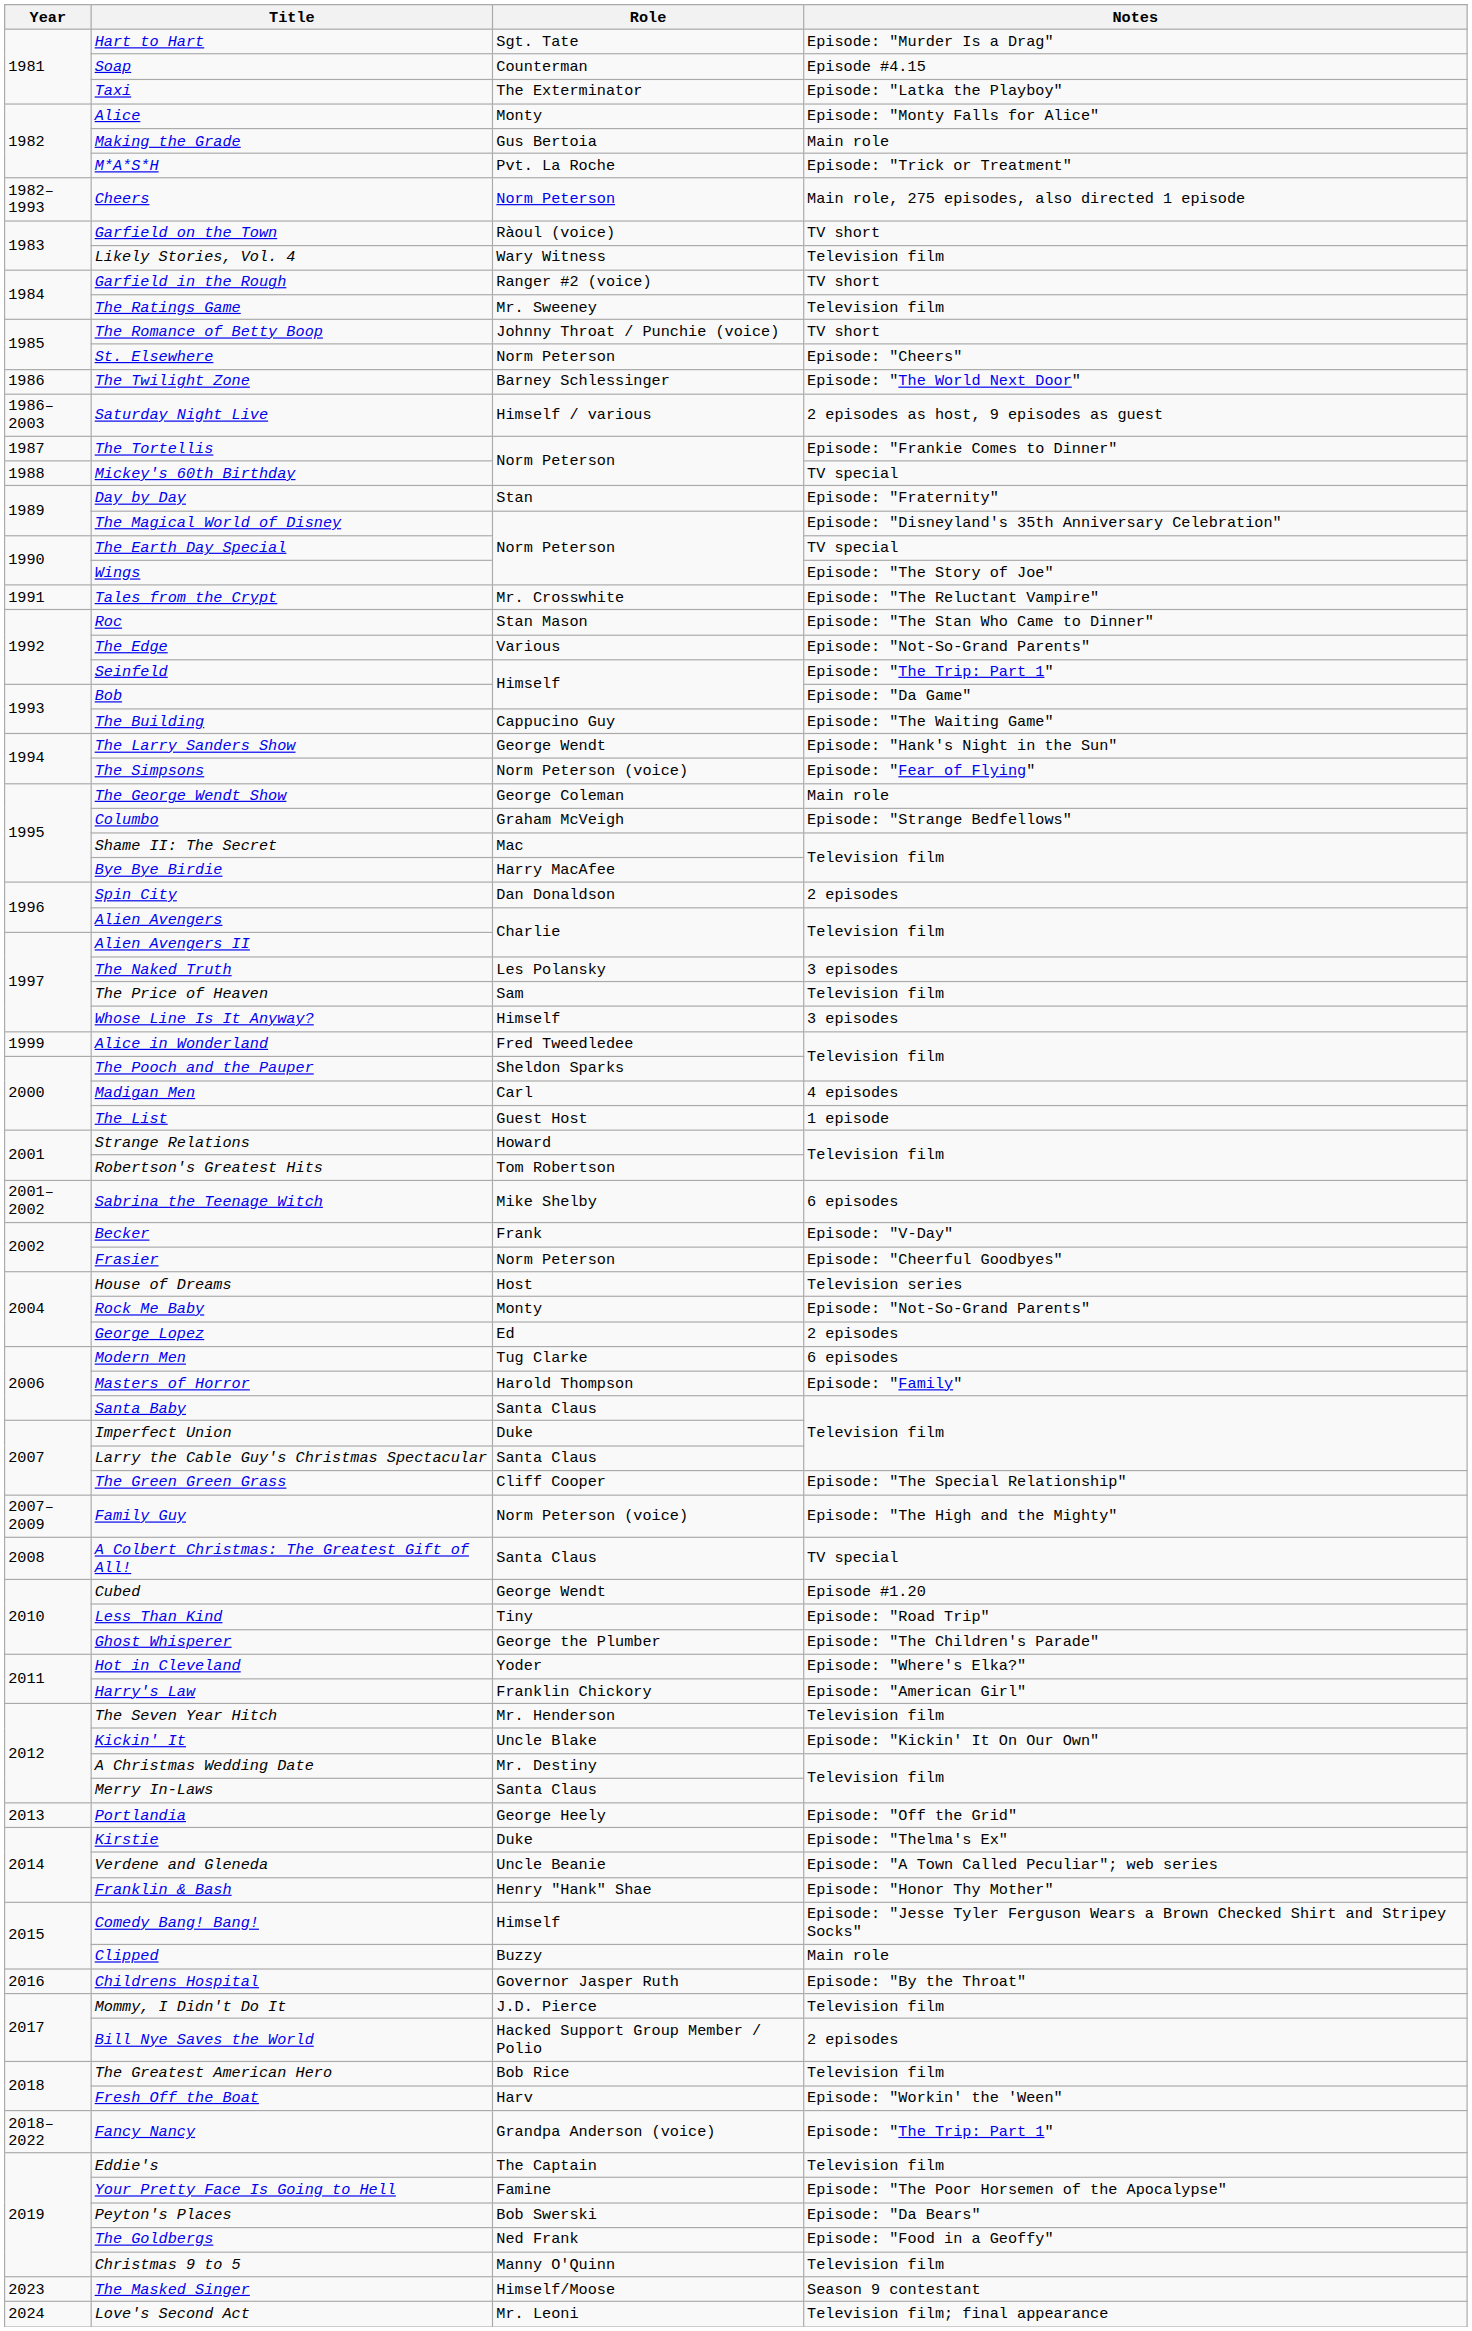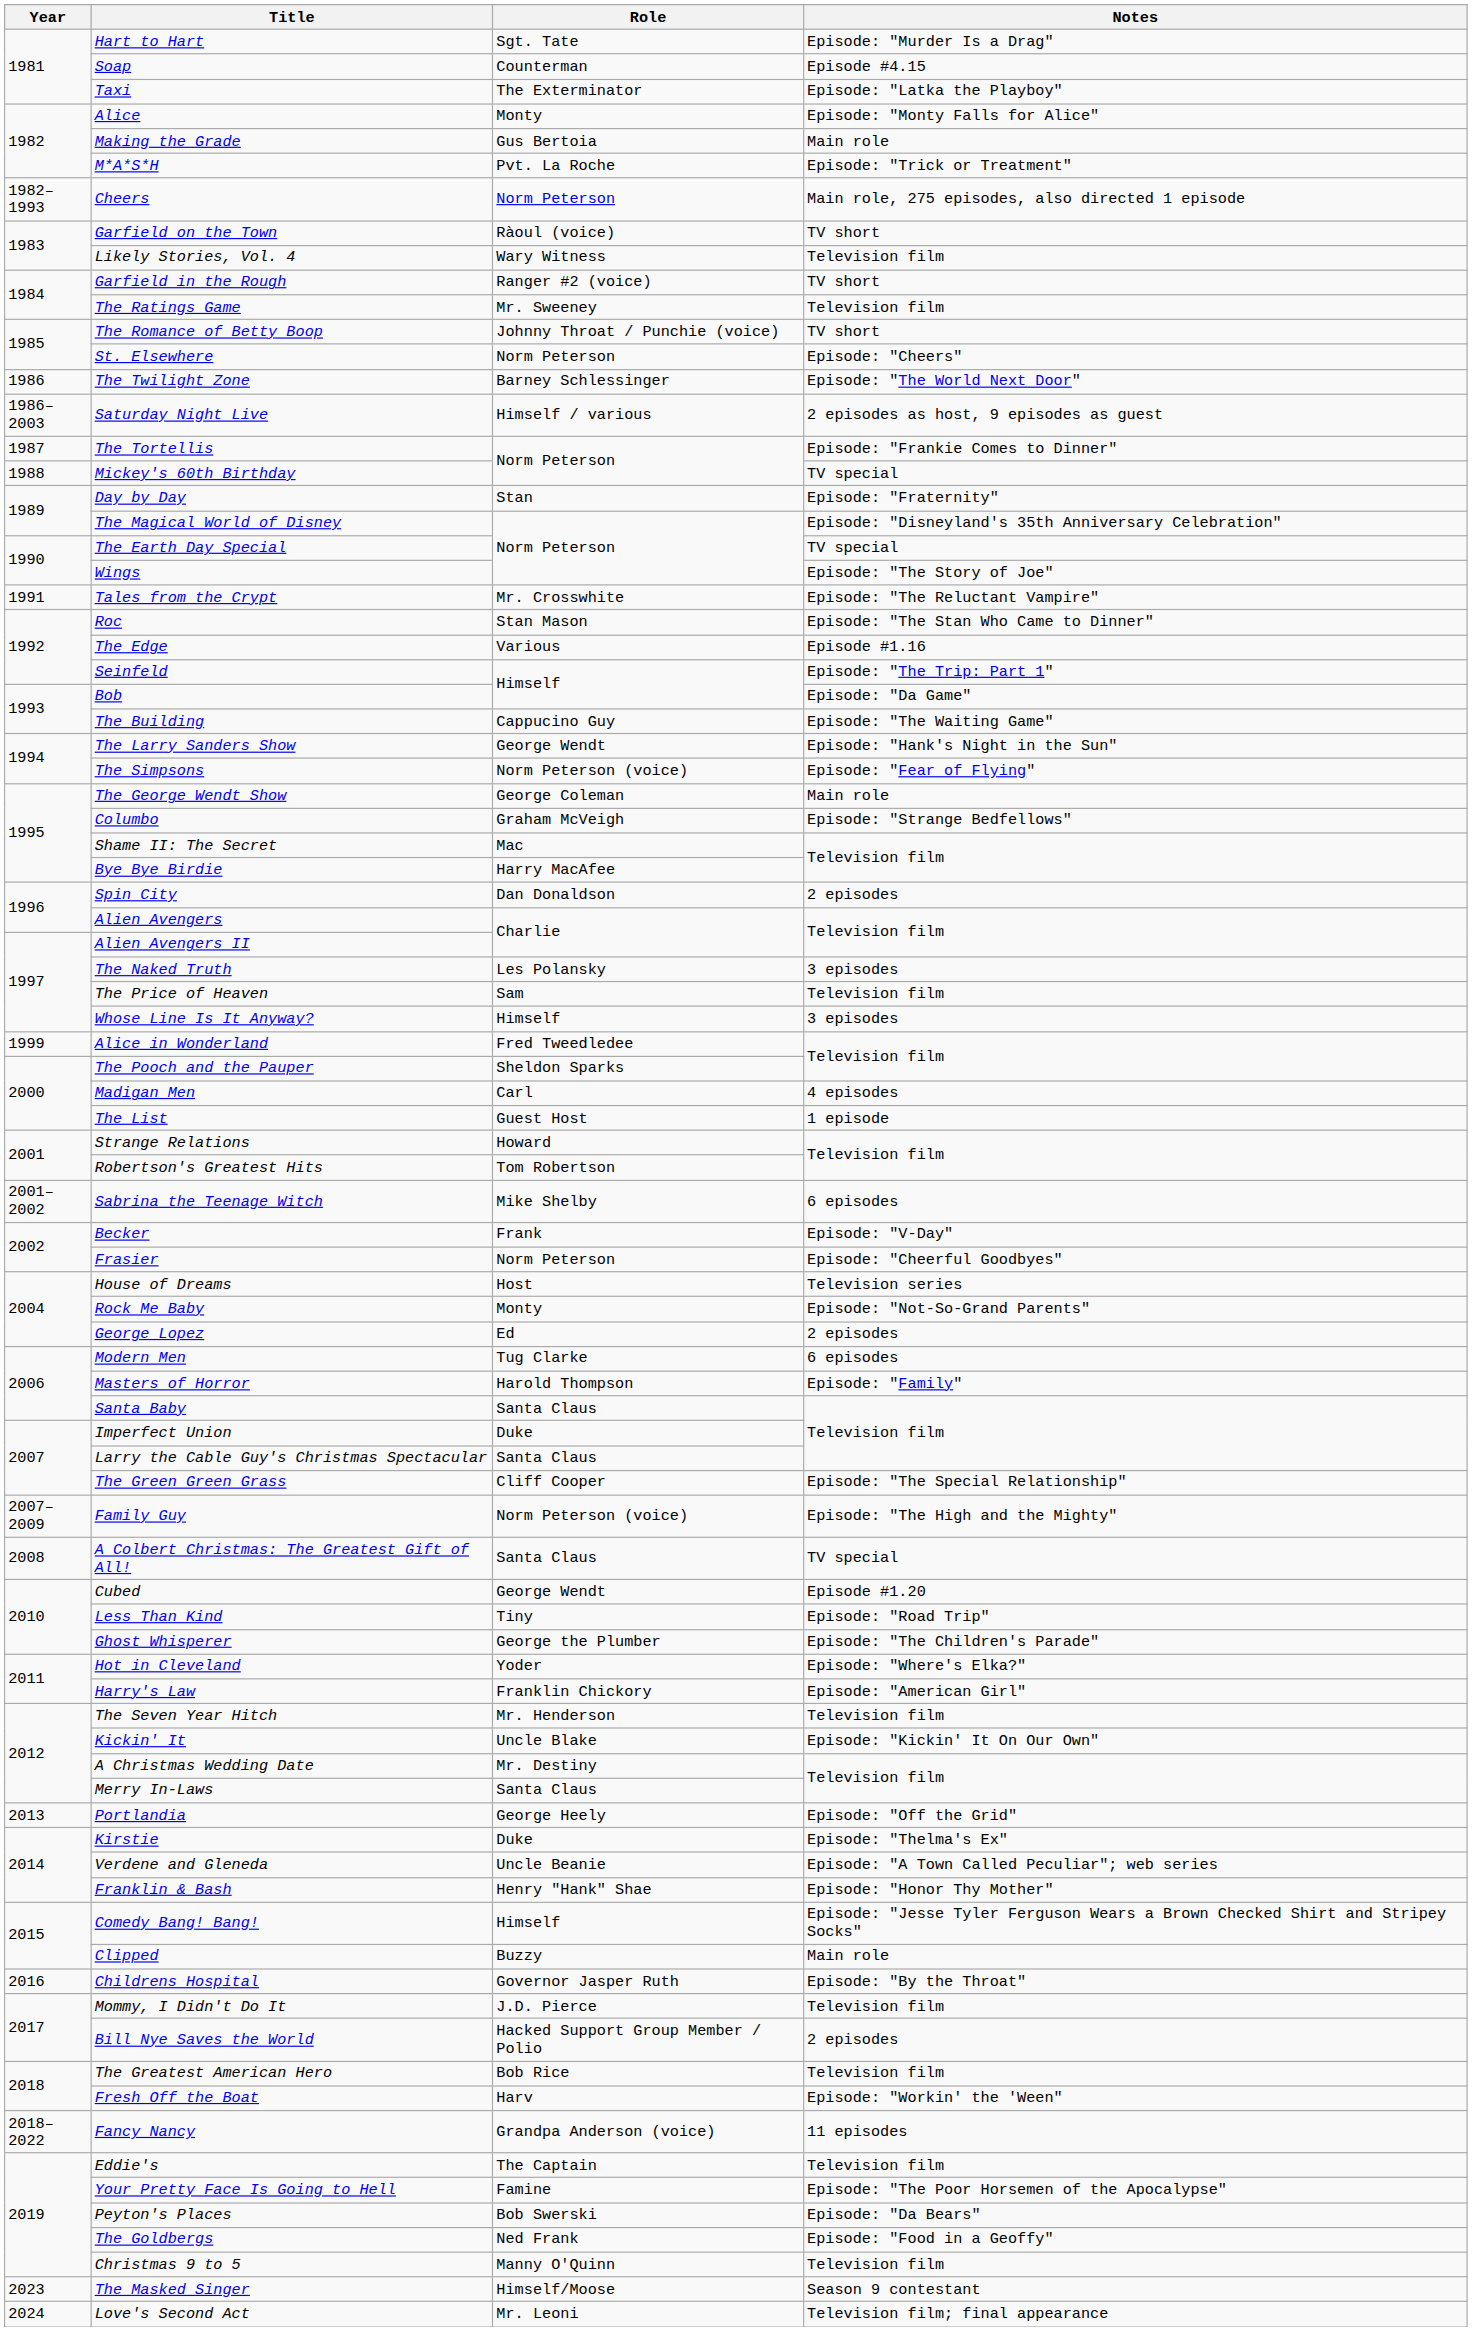(949, 647) Episode: "Not-So-Grand Parents" -> (866, 647) Episode #1.16
(930, 2132) Episode: "The Trip: Part 1" -> (857, 2132) 11 episodes
